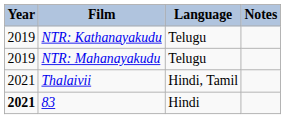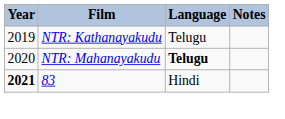(21, 59) 2019 -> (21, 59) 2020
(187, 59) normal -> (188, 59) bold
- row: (66, 80)
